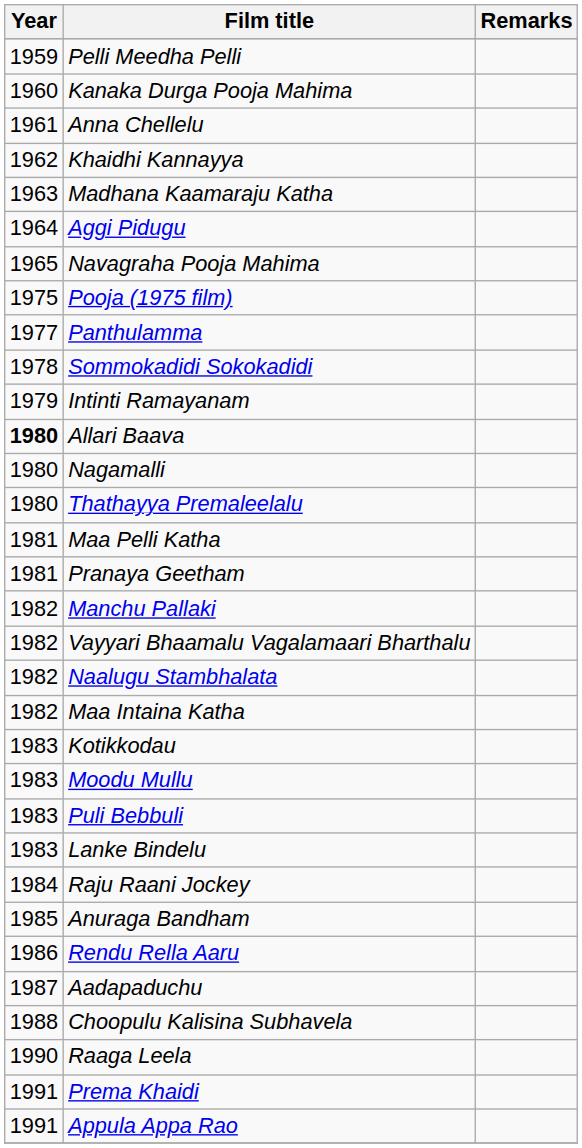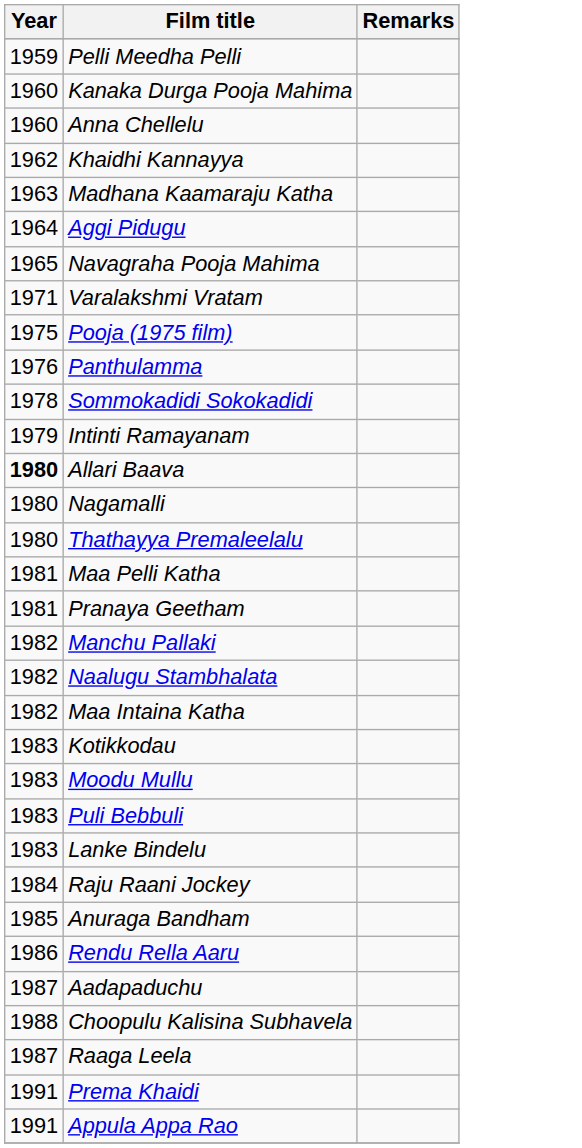(34, 125) 1961 -> (34, 125) 1960
+ row: (165, 297)
(34, 332) 1977 -> (34, 366) 1976
- row: (269, 642)
(34, 1057) 1990 -> (34, 1057) 1987
